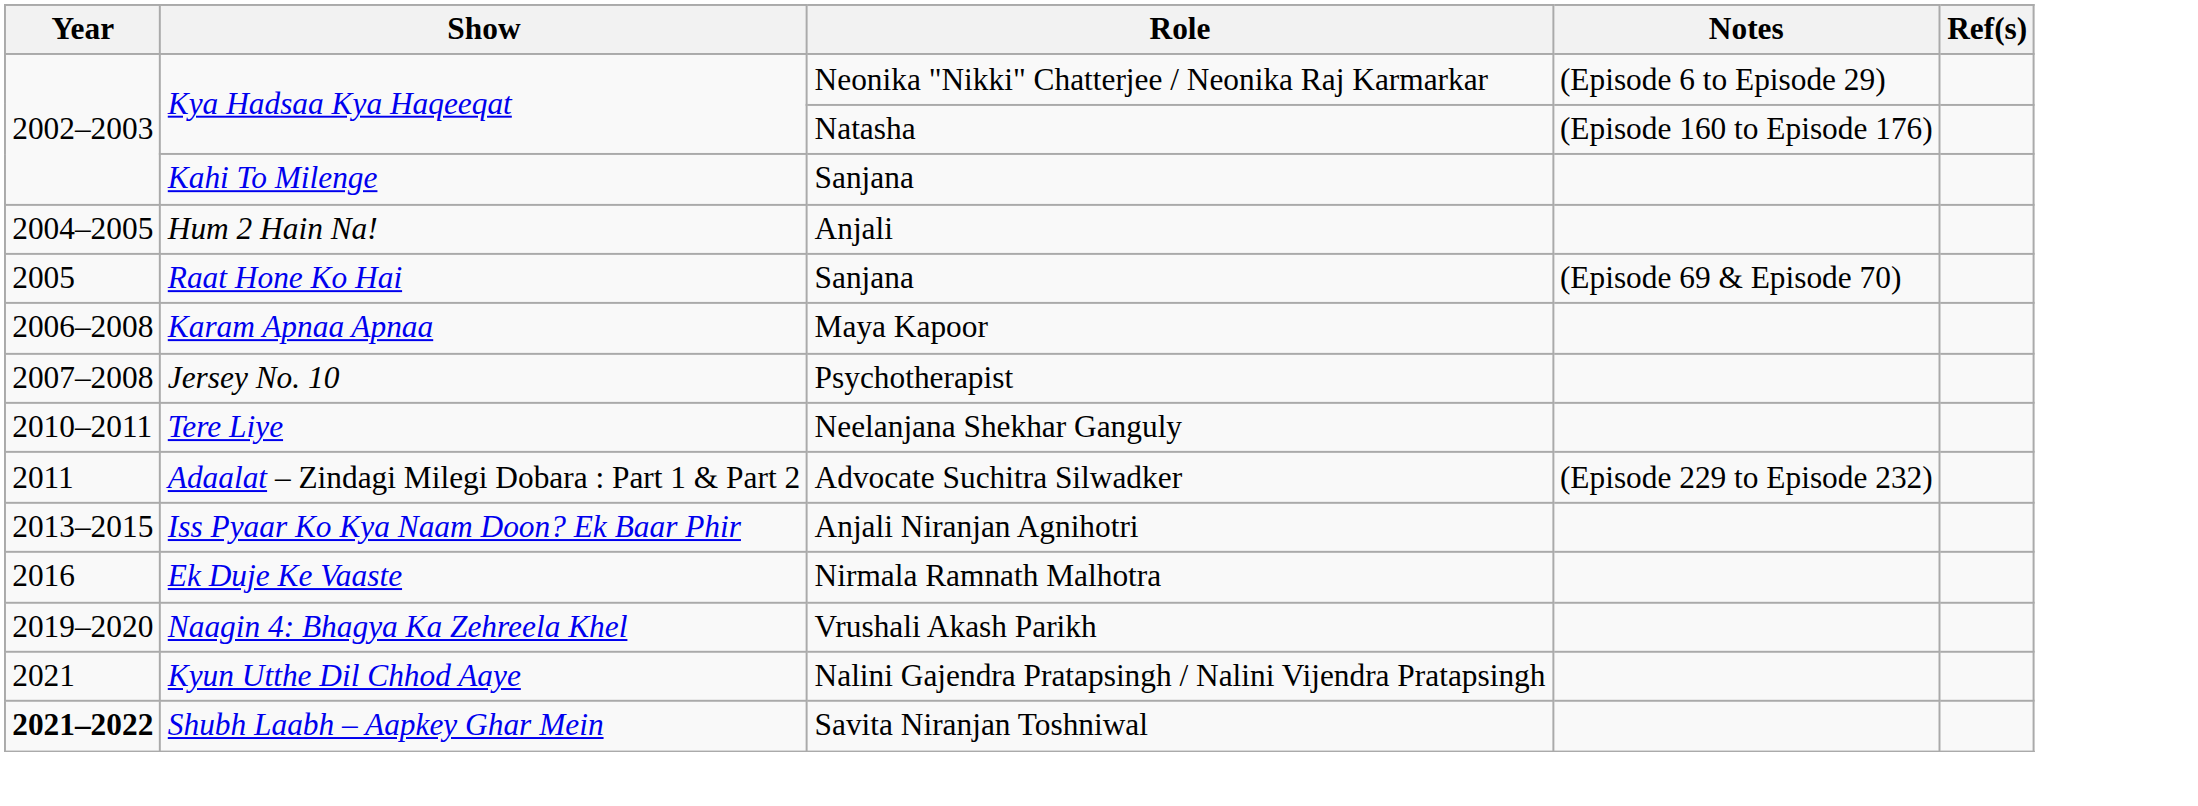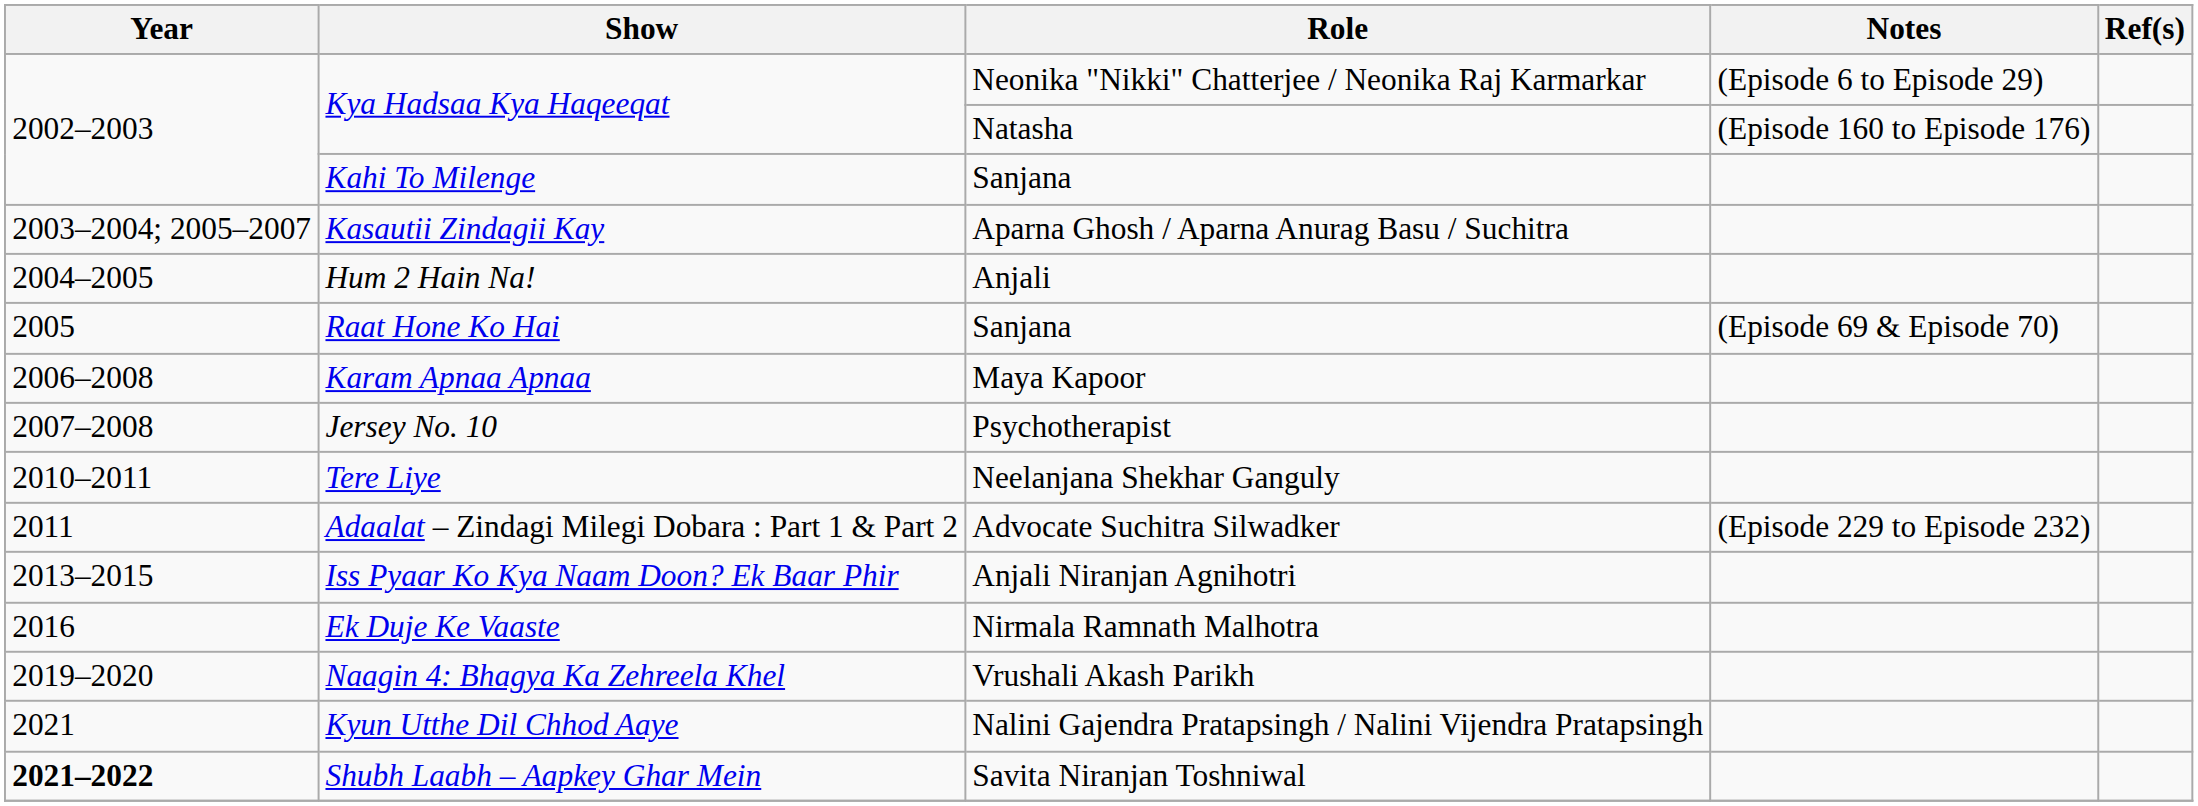+ row: (465, 228)
